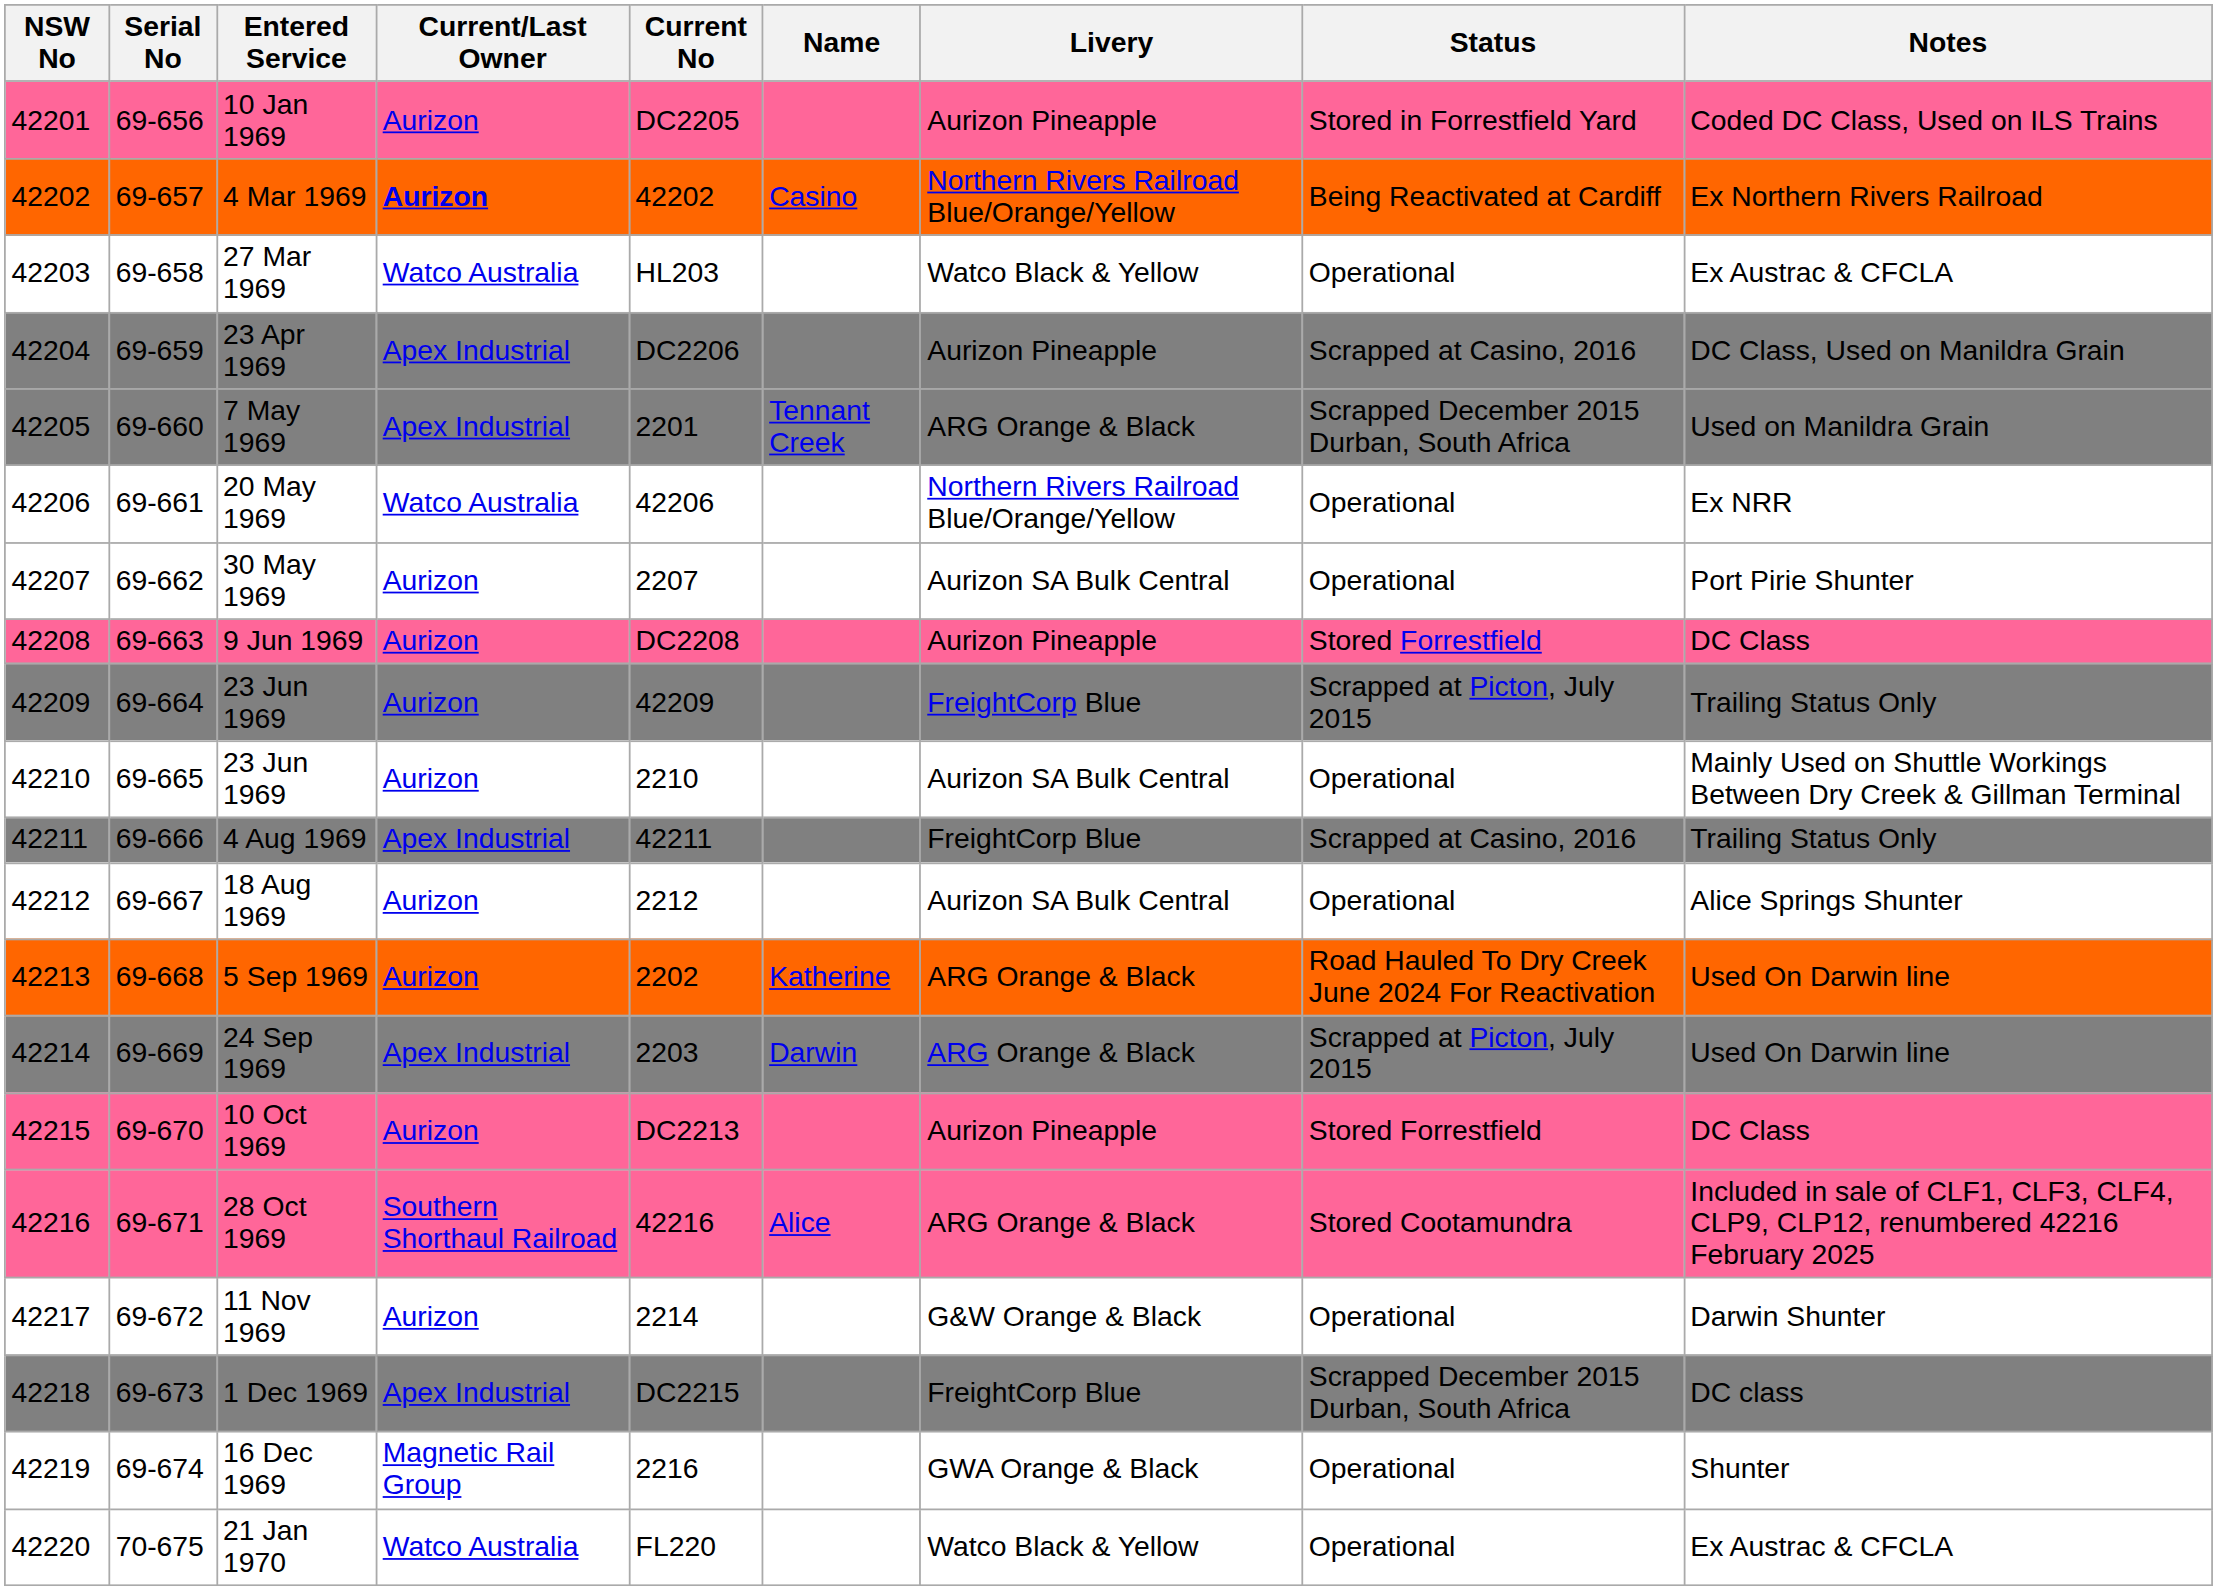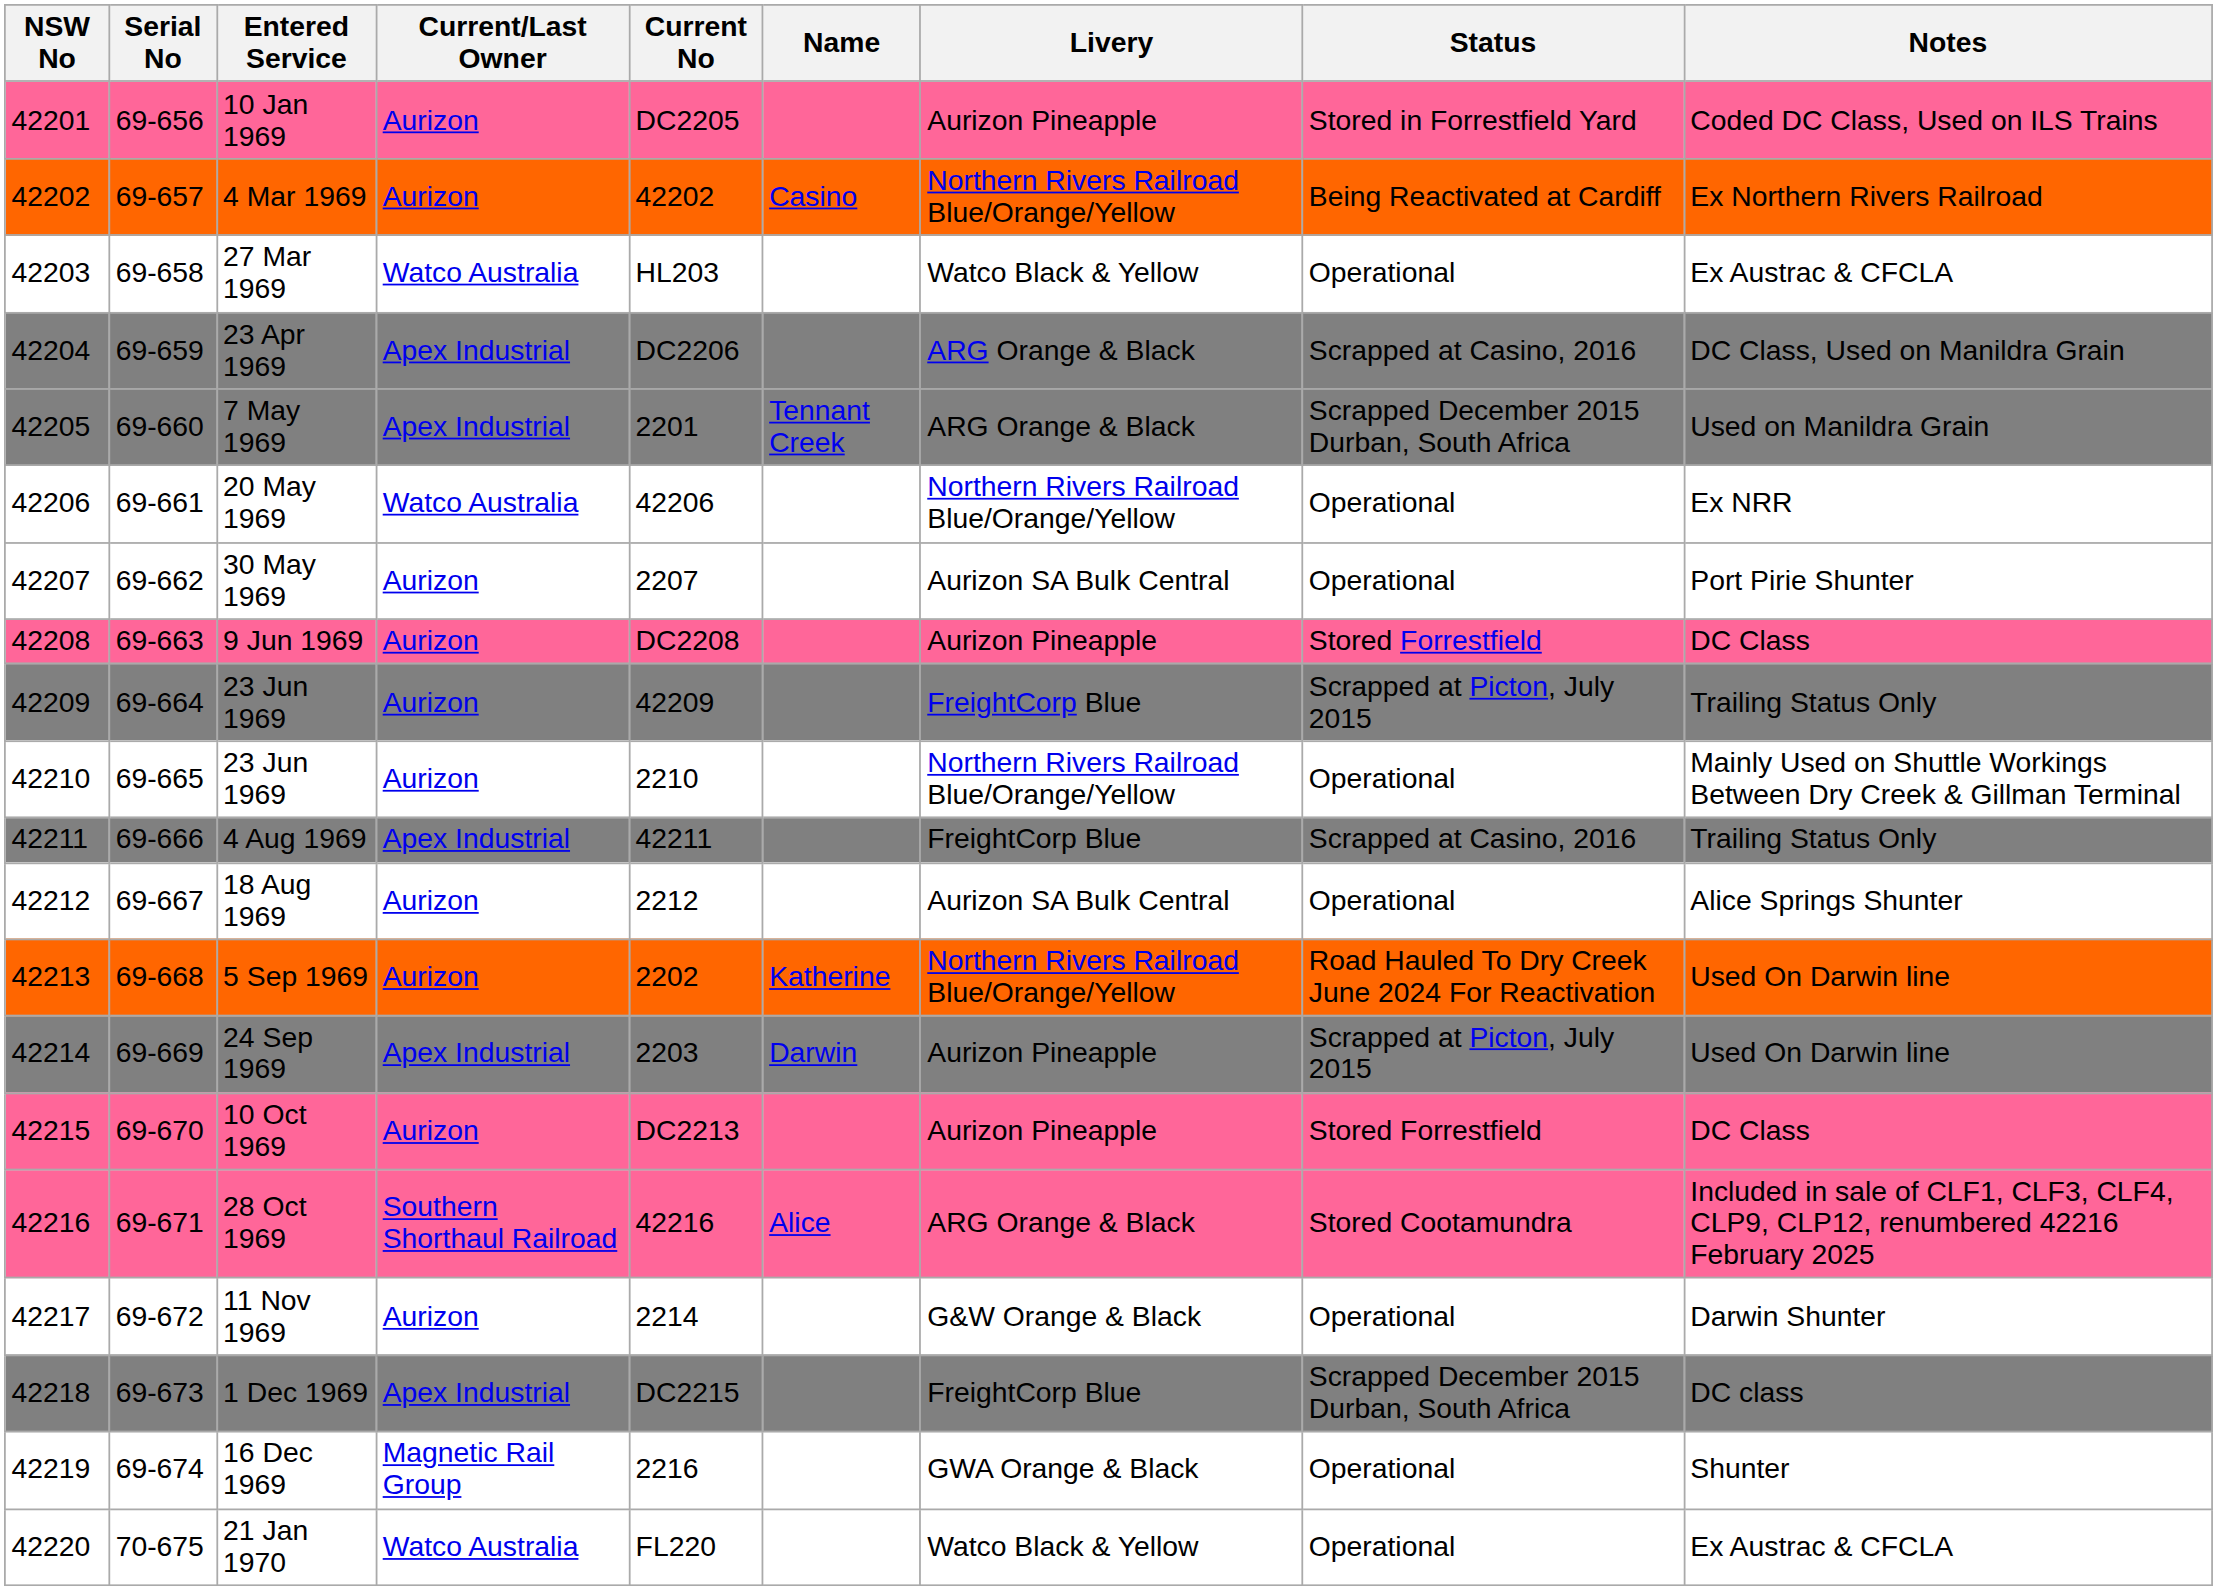(435, 196) bold -> (431, 196) normal
(1042, 349) Aurizon Pineapple -> (1061, 349) ARG Orange & Black
(1078, 778) Aurizon SA Bulk Central -> (1083, 778) Northern Rivers Railroad Blue/Orange/Yellow
(1061, 977) ARG Orange & Black -> (1083, 977) Northern Rivers Railroad Blue/Orange/Yellow
(1061, 1053) ARG Orange & Black -> (1042, 1053) Aurizon Pineapple
